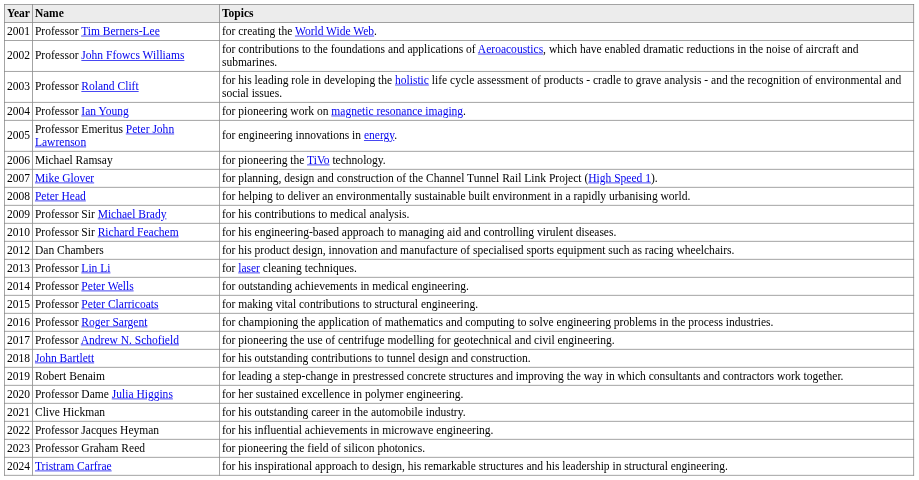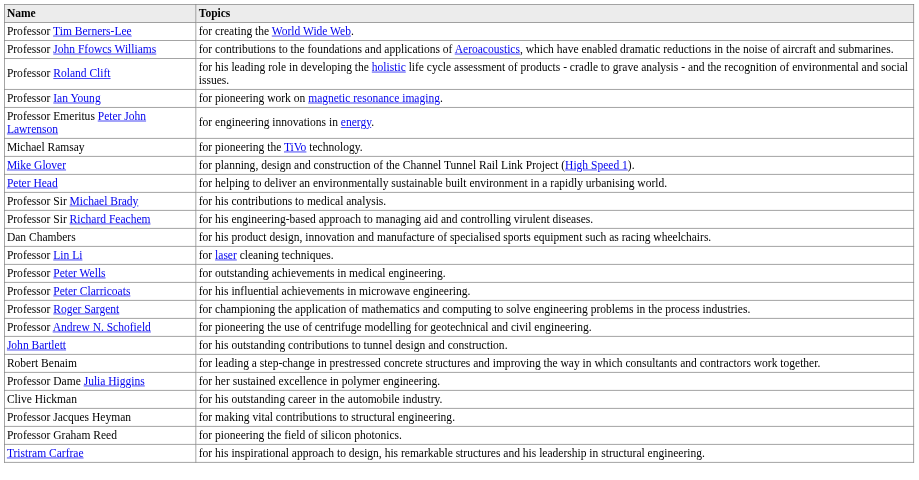- column: (18, 13)
(350, 304) for making vital contributions to structural engineering. -> (335, 291) for his influential achievements in microwave engineering.
(358, 430) for his influential achievements in microwave engineering. -> (327, 417) for making vital contributions to structural engineering.
